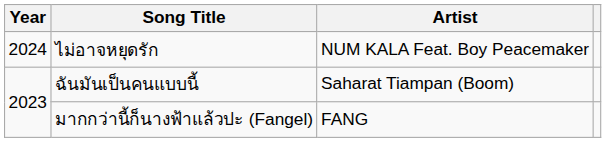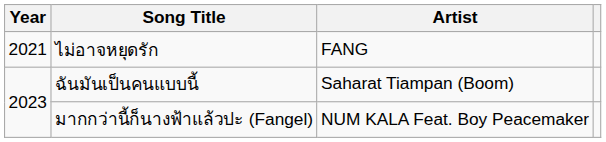(28, 49) 2024 -> (28, 49) 2021
(455, 49) NUM KALA Feat. Boy Peacemaker -> (345, 49) FANG
(345, 119) FANG -> (455, 119) NUM KALA Feat. Boy Peacemaker
